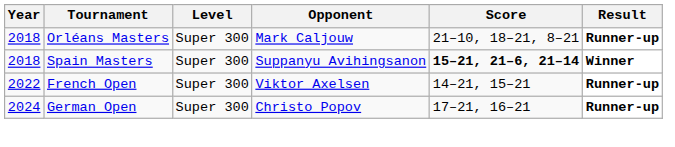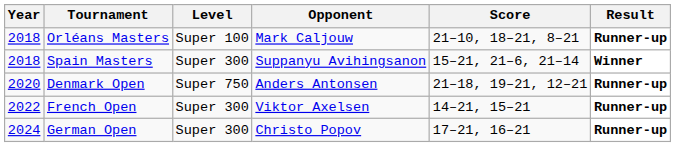(212, 38) Super 300 -> (212, 38) Super 100
(506, 61) bold -> (506, 61) normal
+ row: (96, 84)
